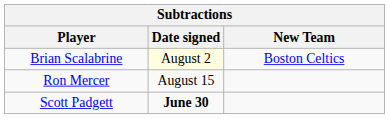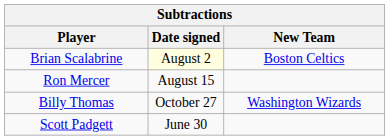+ row: (76, 102)
(186, 102) bold -> (186, 124) normal
